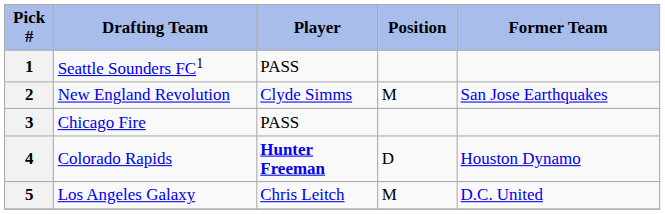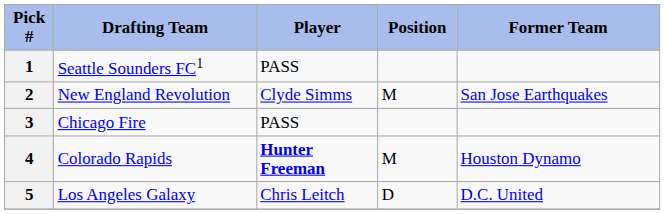(388, 158) D -> (389, 158) M
(389, 195) M -> (388, 195) D
